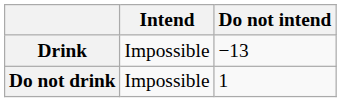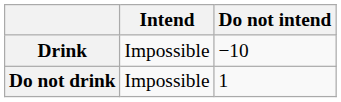(234, 50) −13 -> (234, 50) −10
